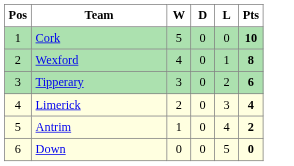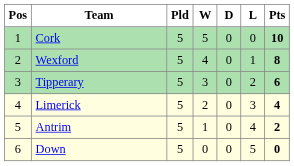+ column: (180, 15)
